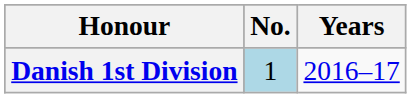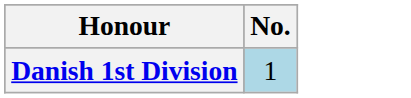- column: (352, 26)
